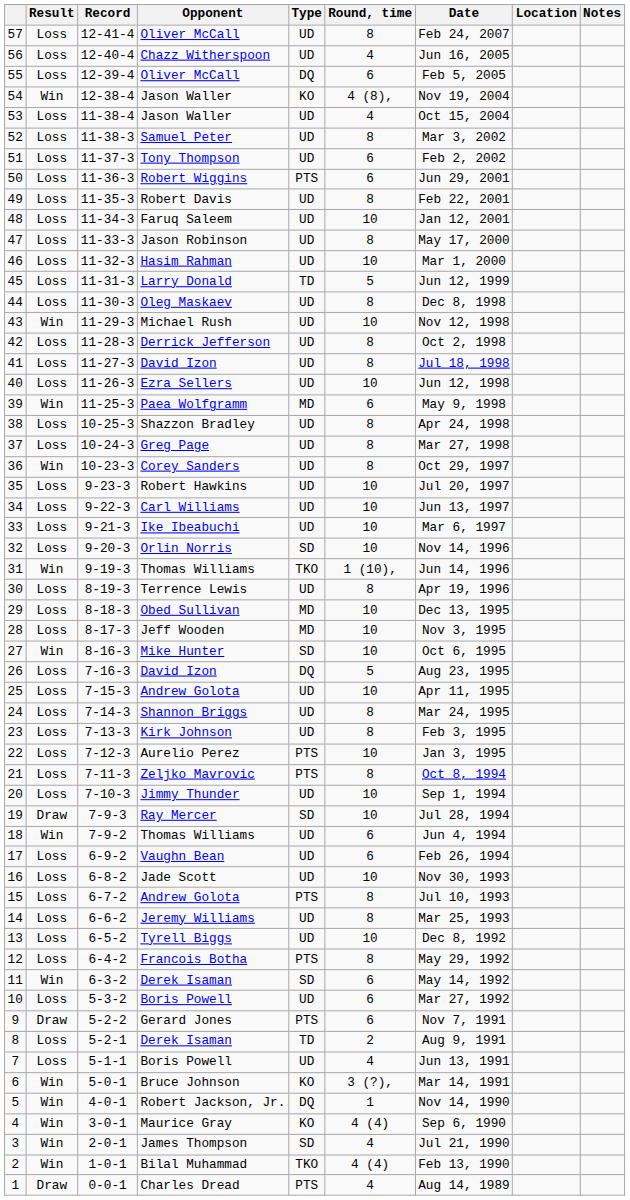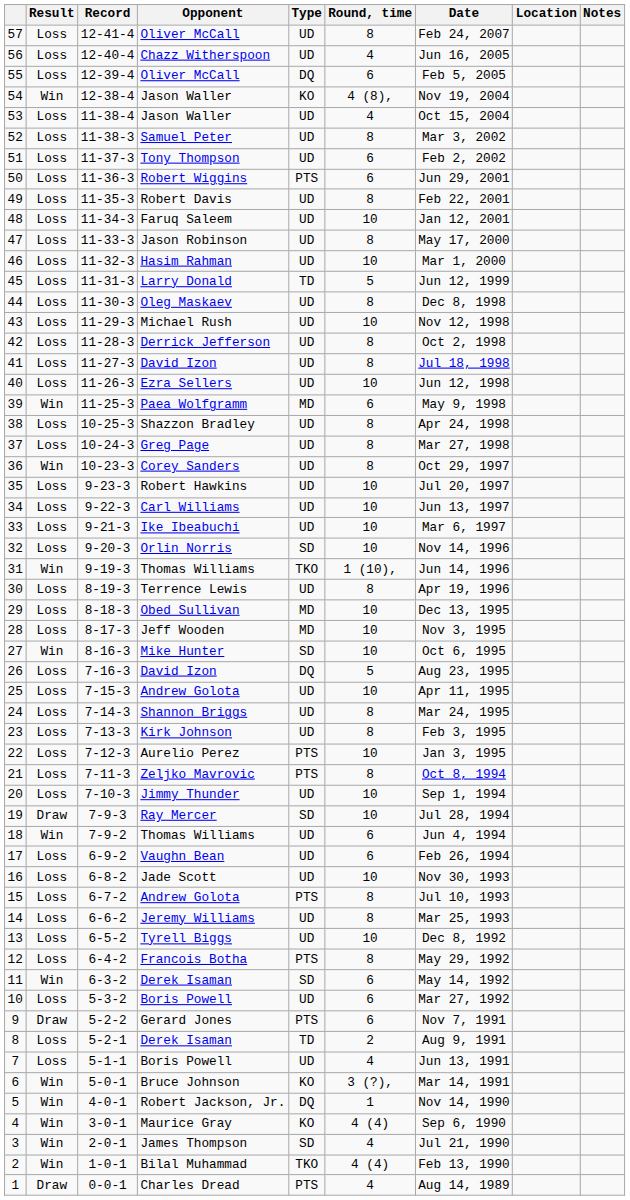(52, 323) Win -> (52, 323) Loss
